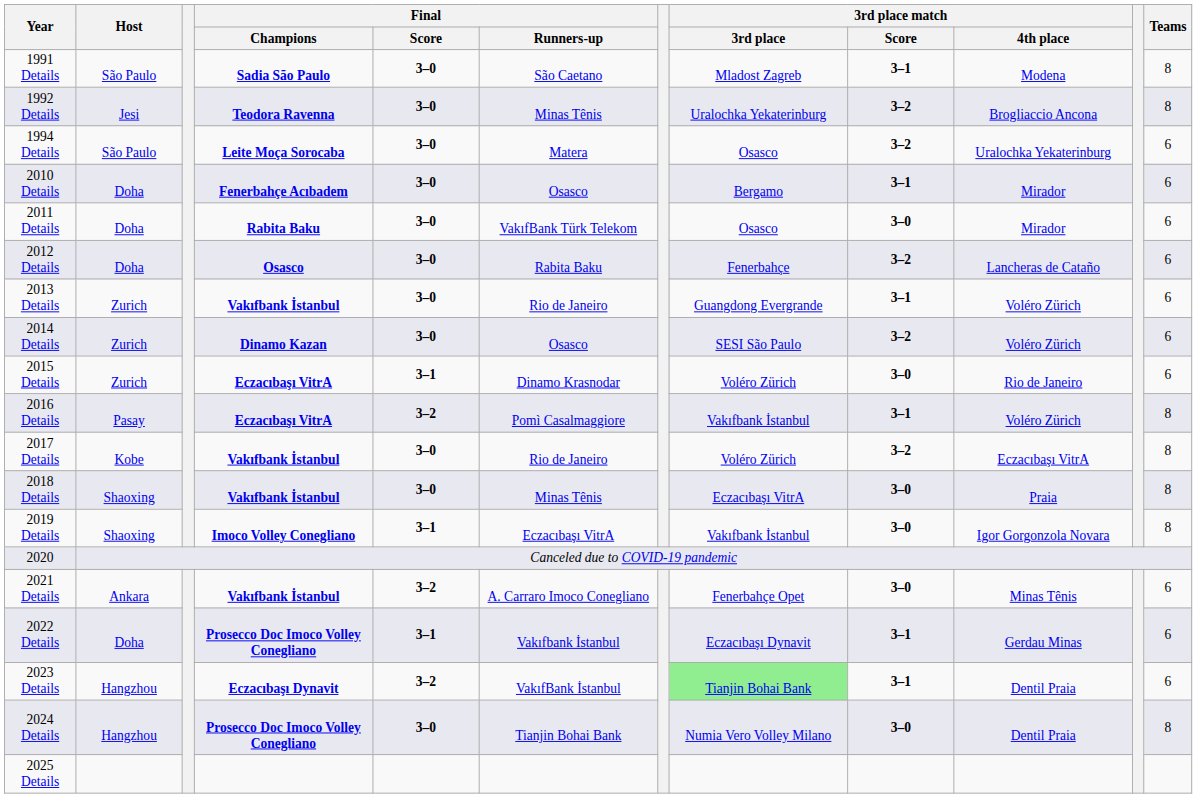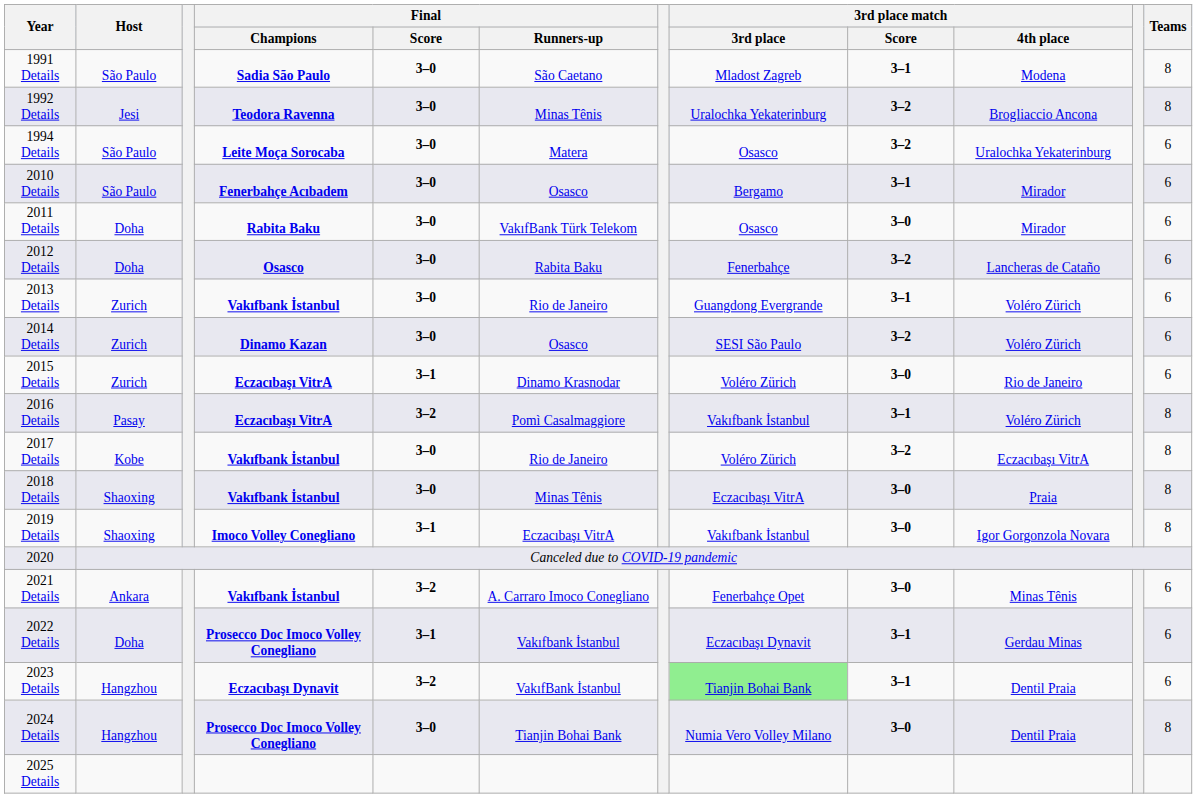(129, 191) Doha -> (129, 191) São Paulo
